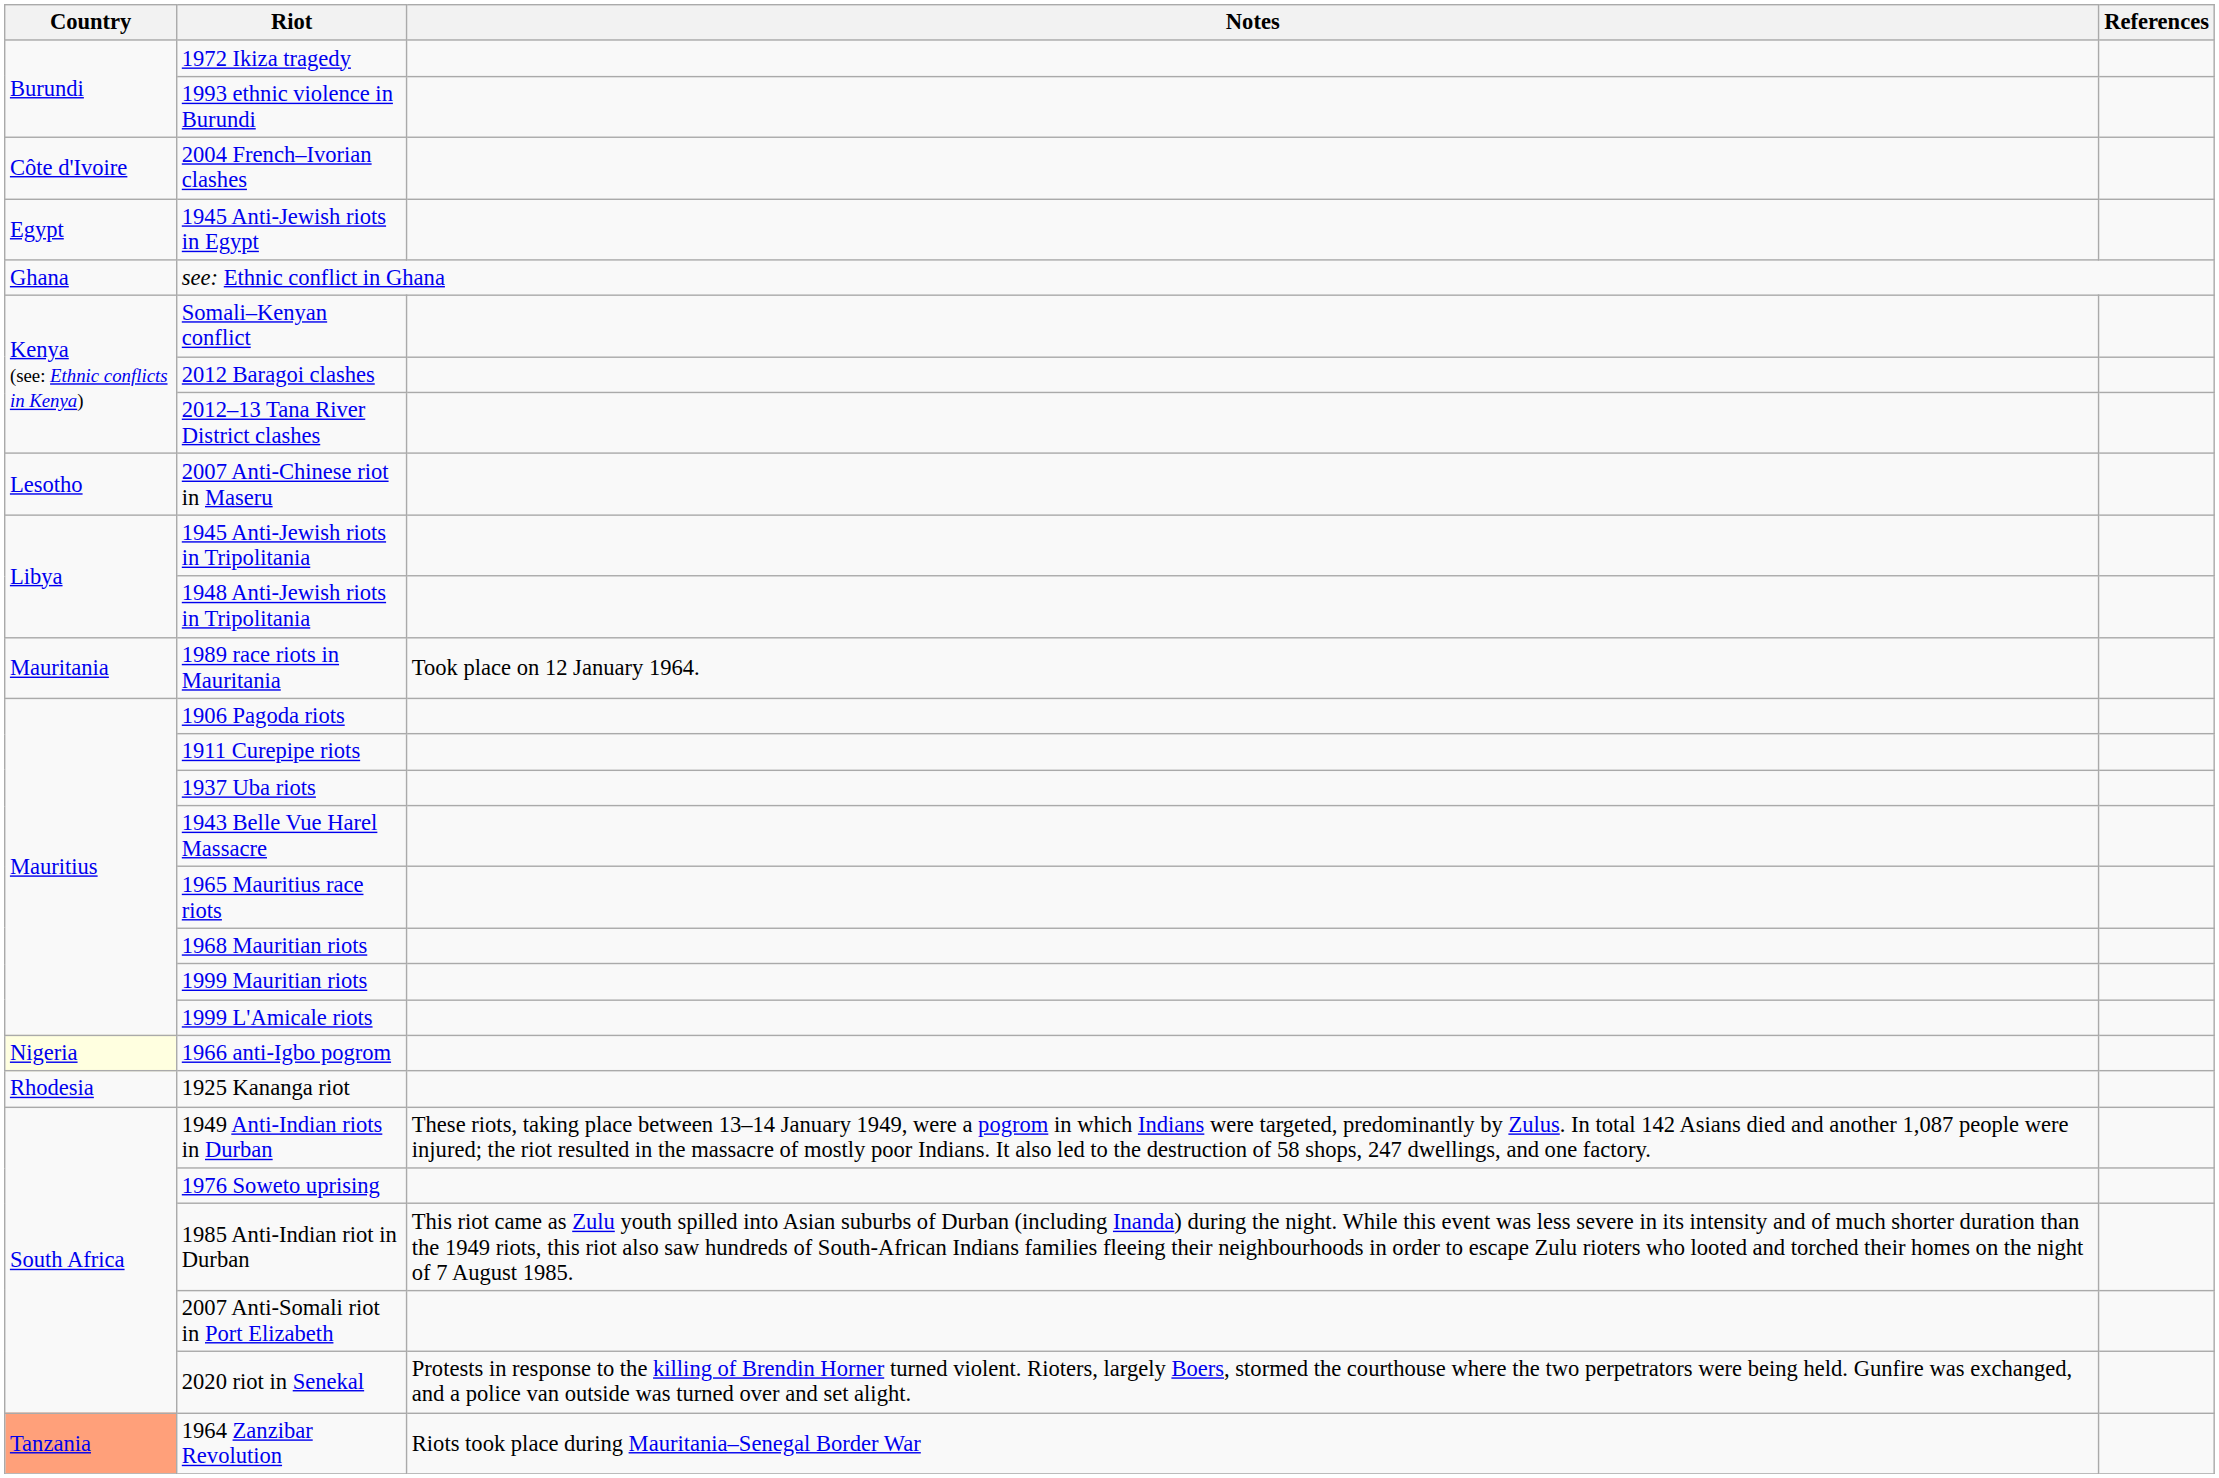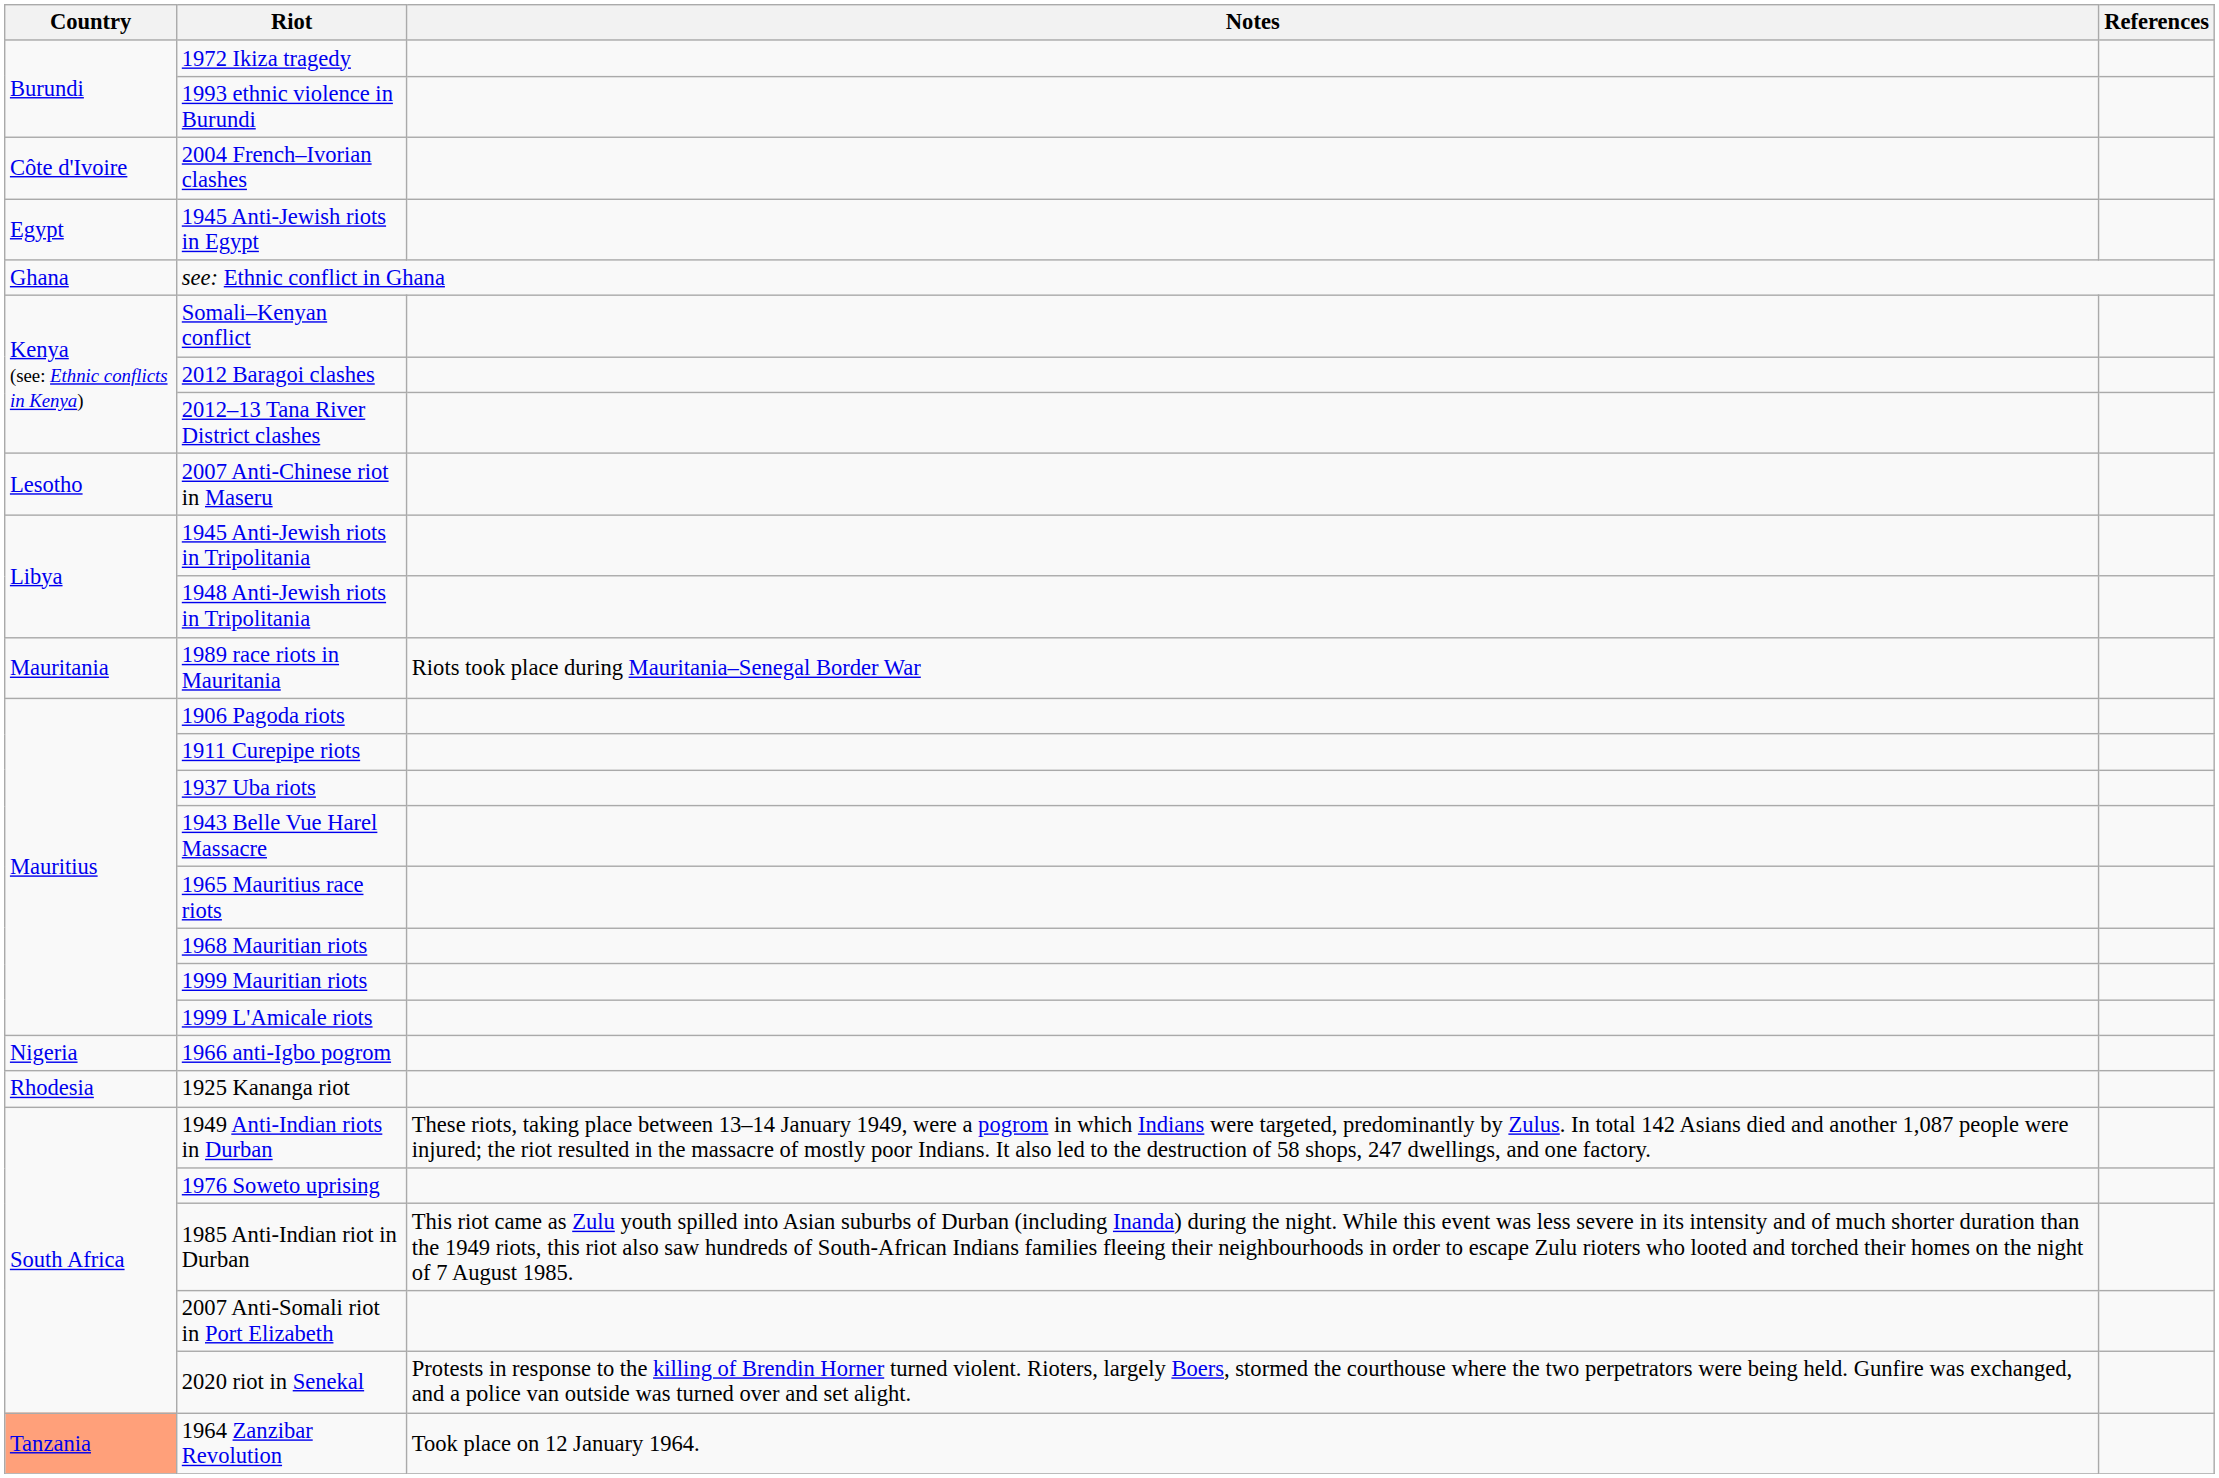(556, 667) Took place on 12 January 1964. -> (666, 667) Riots took place during Mauritania–Senegal Border War
(44, 1052) lightyellow background -> (44, 1052) no background
(666, 1442) Riots took place during Mauritania–Senegal Border War -> (556, 1442) Took place on 12 January 1964.
